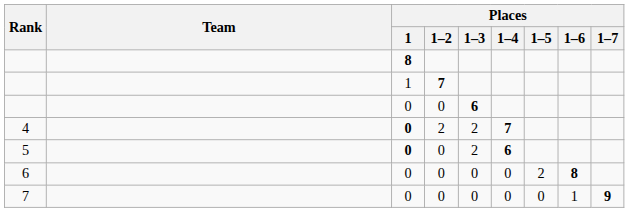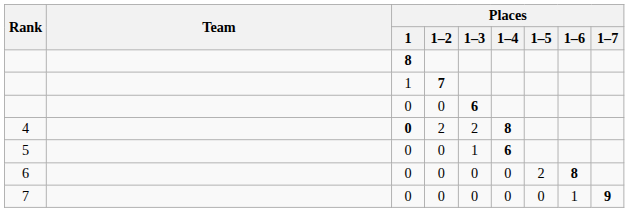(508, 128) 7 -> (508, 128) 8
(408, 151) bold -> (408, 151) normal
(475, 151) 2 -> (475, 151) 1
